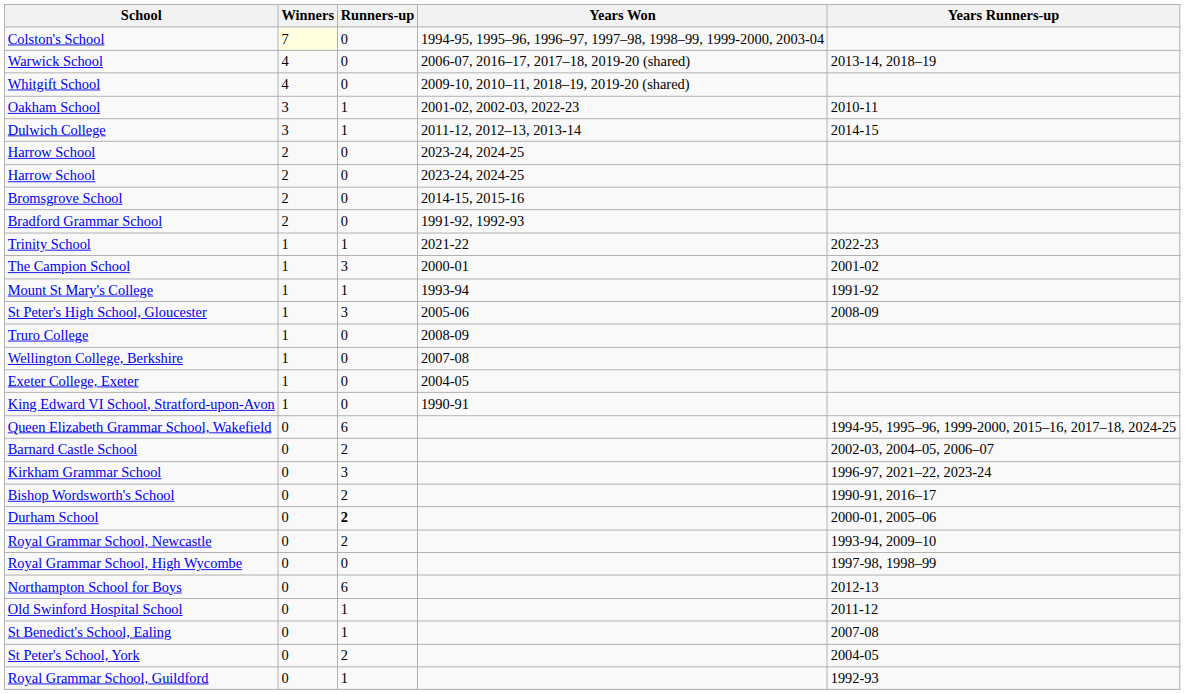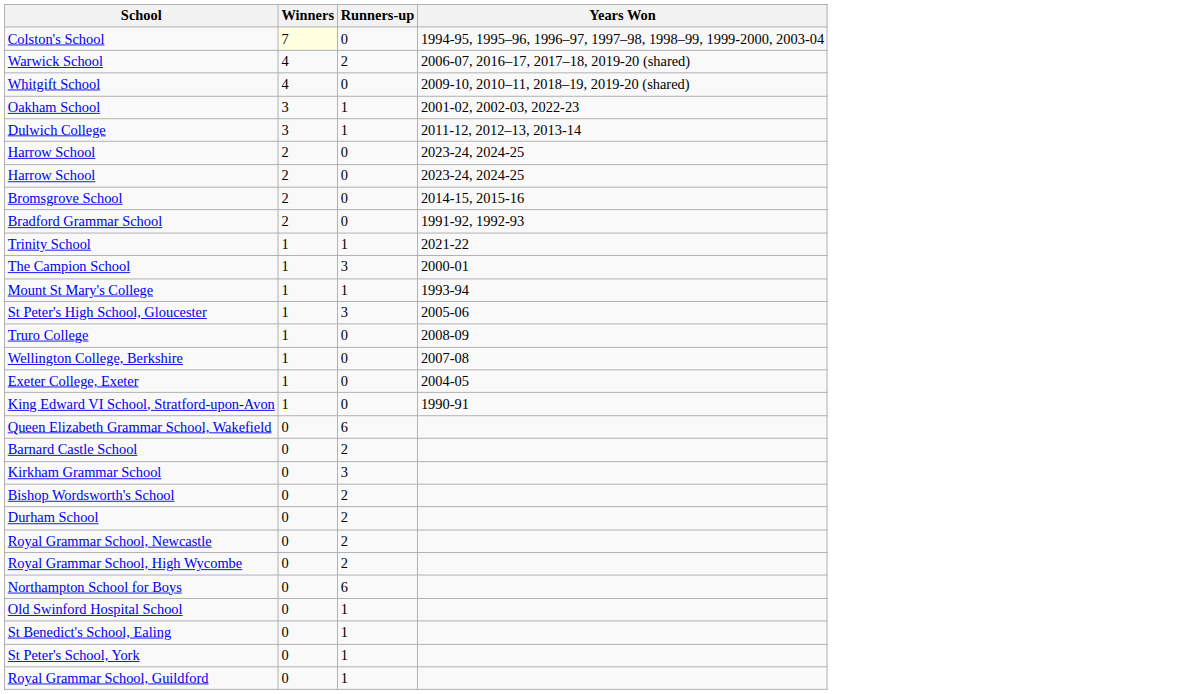- column: (1004, 15)
(344, 61) 0 -> (344, 61) 2
(344, 518) bold -> (344, 518) normal
(344, 564) 0 -> (344, 564) 2
(344, 655) 2 -> (344, 655) 1
